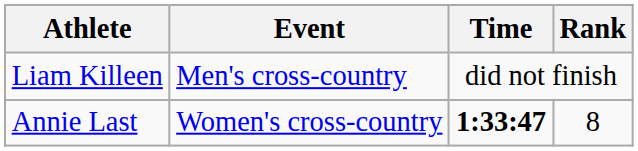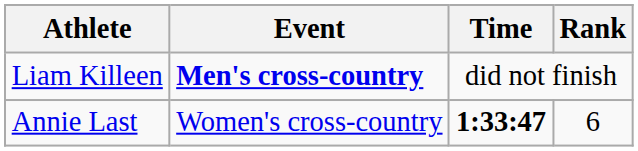(292, 75) normal -> (300, 75) bold
(593, 122) 8 -> (593, 122) 6
